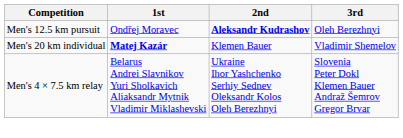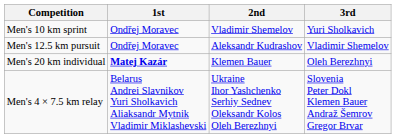+ row: (47, 29)
(260, 29) bold -> (257, 45) normal
(347, 29) Oleh Berezhnyi -> (348, 45) Vladimir Shemelov
(355, 45) Vladimir Shemelov -> (340, 62) Oleh Berezhnyi
